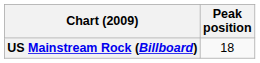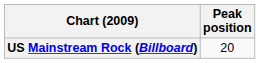(227, 48) 18 -> (227, 48) 20
